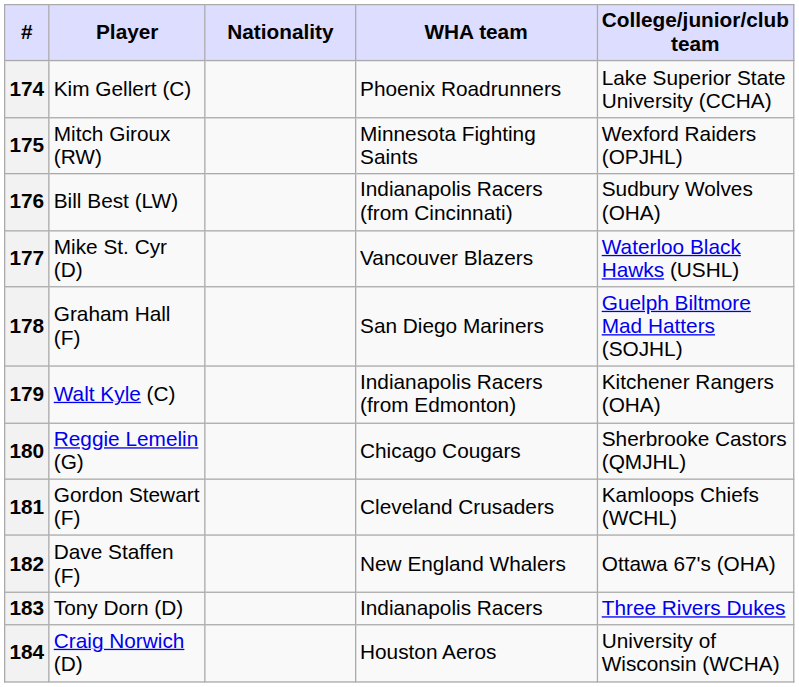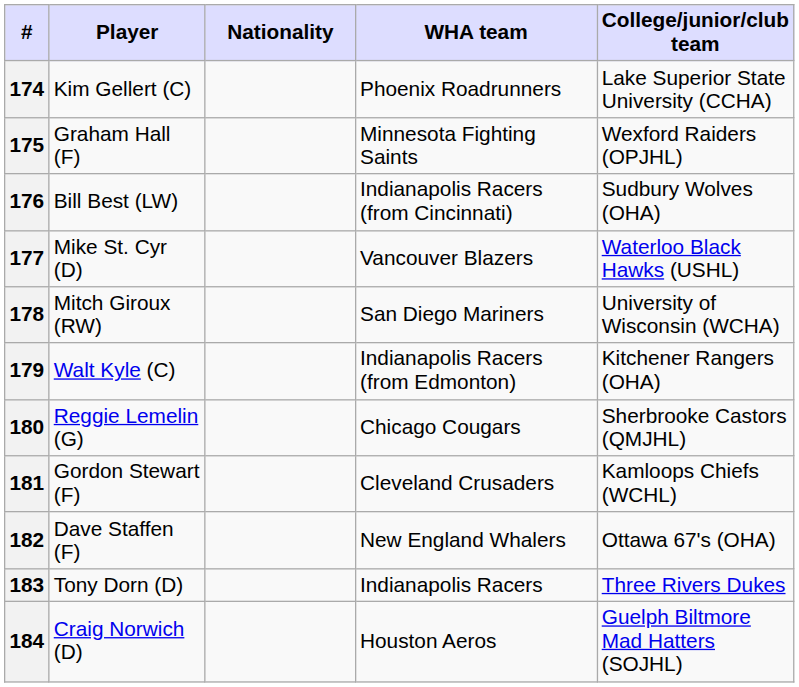(112, 145) Mitch Giroux (RW) -> (112, 145) Graham Hall (F)
(112, 326) Graham Hall (F) -> (112, 314) Mitch Giroux (RW)
(676, 326) Guelph Biltmore Mad Hatters (SOJHL) -> (691, 314) University of Wisconsin (WCHA)
(691, 652) University of Wisconsin (WCHA) -> (676, 641) Guelph Biltmore Mad Hatters (SOJHL)
